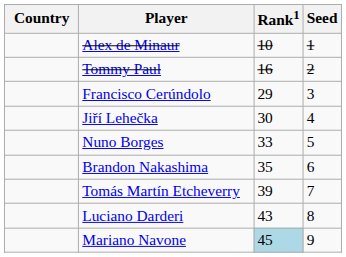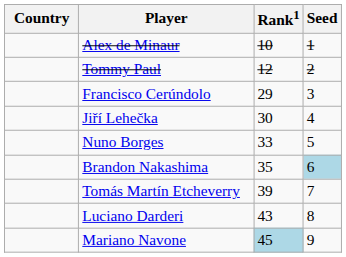(265, 69) 16 -> (265, 69) 12
(311, 166) no background -> (311, 166) lightblue background
